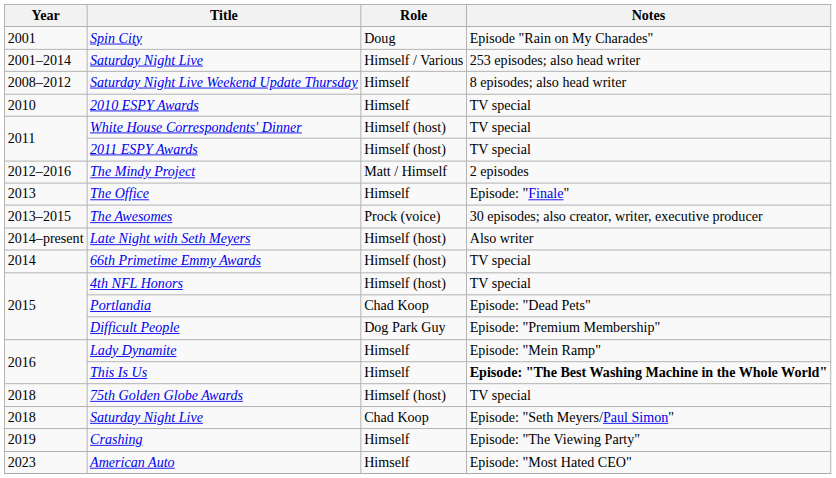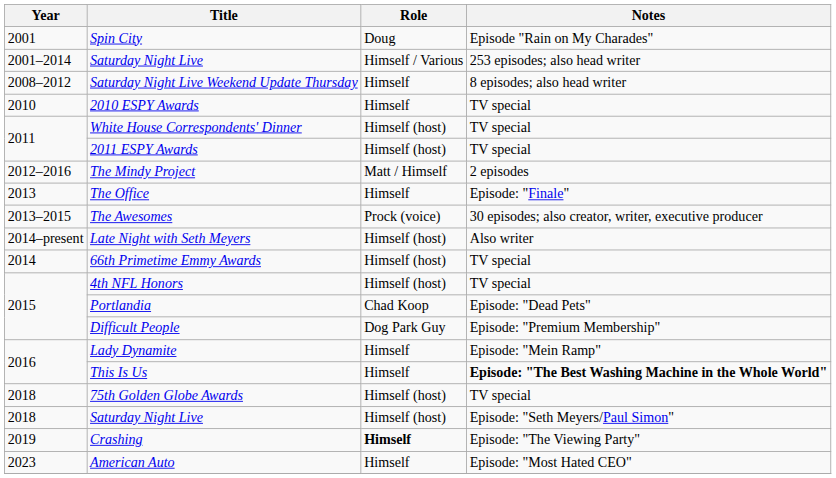(396, 417) Chad Koop -> (405, 417) Himself (host)
(387, 439) normal -> (388, 439) bold
